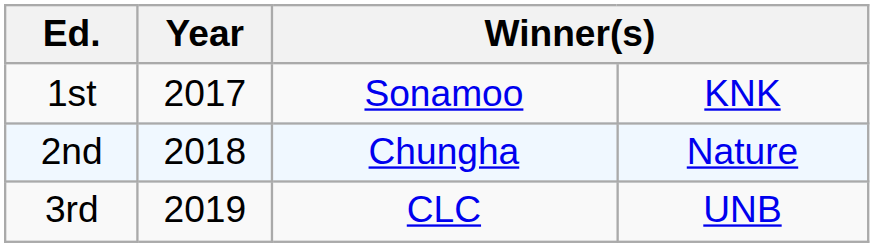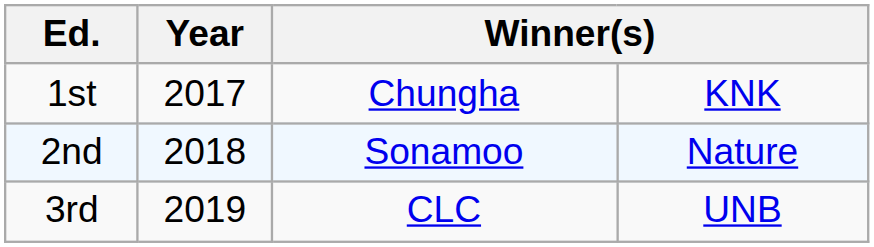(444, 92) Sonamoo -> (444, 92) Chungha
(444, 151) Chungha -> (444, 151) Sonamoo
